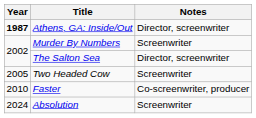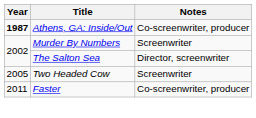(183, 27) Director, screenwriter -> (193, 27) Co-screenwriter, producer
(17, 89) 2010 -> (17, 89) 2011
- row: (56, 105)
